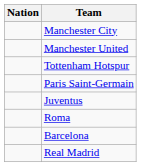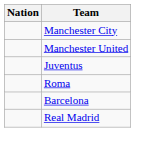- row: (87, 65)
- row: (89, 83)
